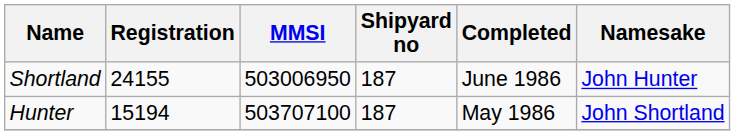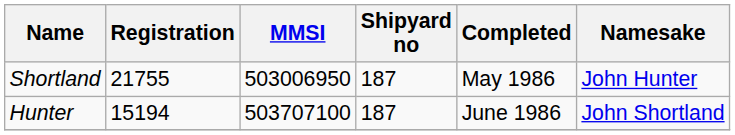(140, 79) 24155 -> (140, 79) 21755
(511, 79) June 1986 -> (508, 79) May 1986
(508, 112) May 1986 -> (511, 112) June 1986
